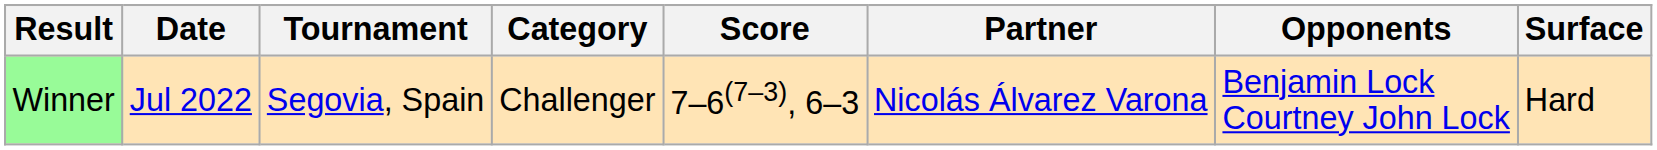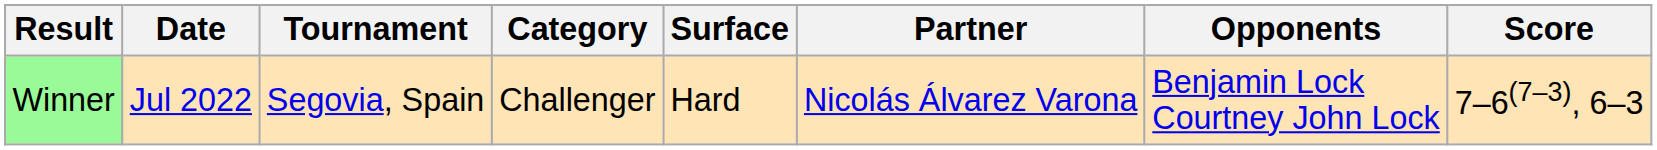columns swapped: (1584, 30) <-> (765, 30)
